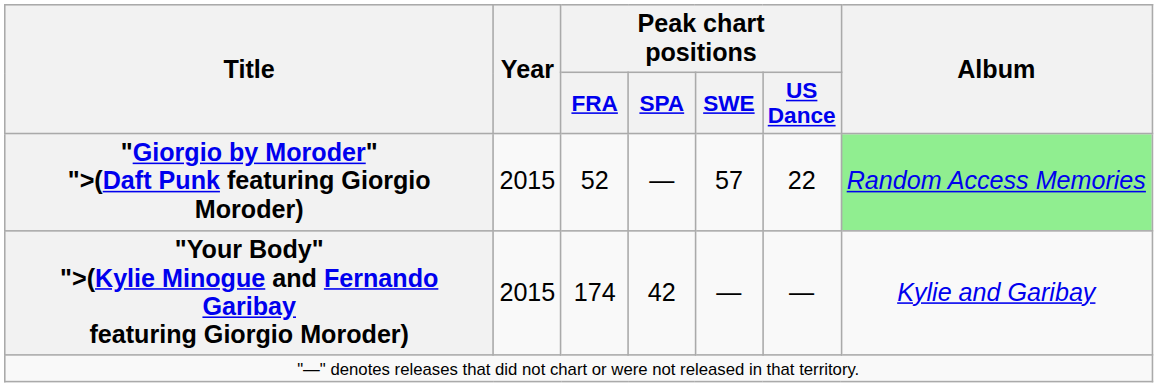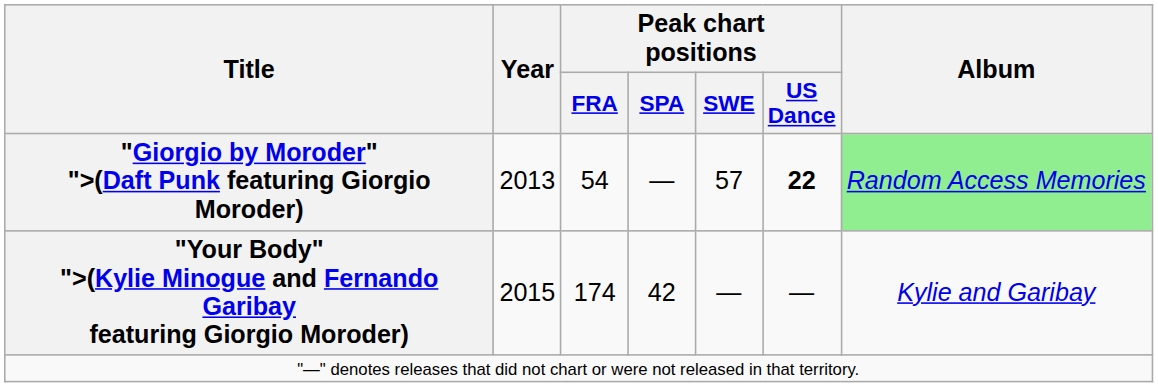(527, 181) 2015 -> (527, 181) 2013
(595, 181) 52 -> (595, 181) 54
(802, 181) normal -> (802, 181) bold
